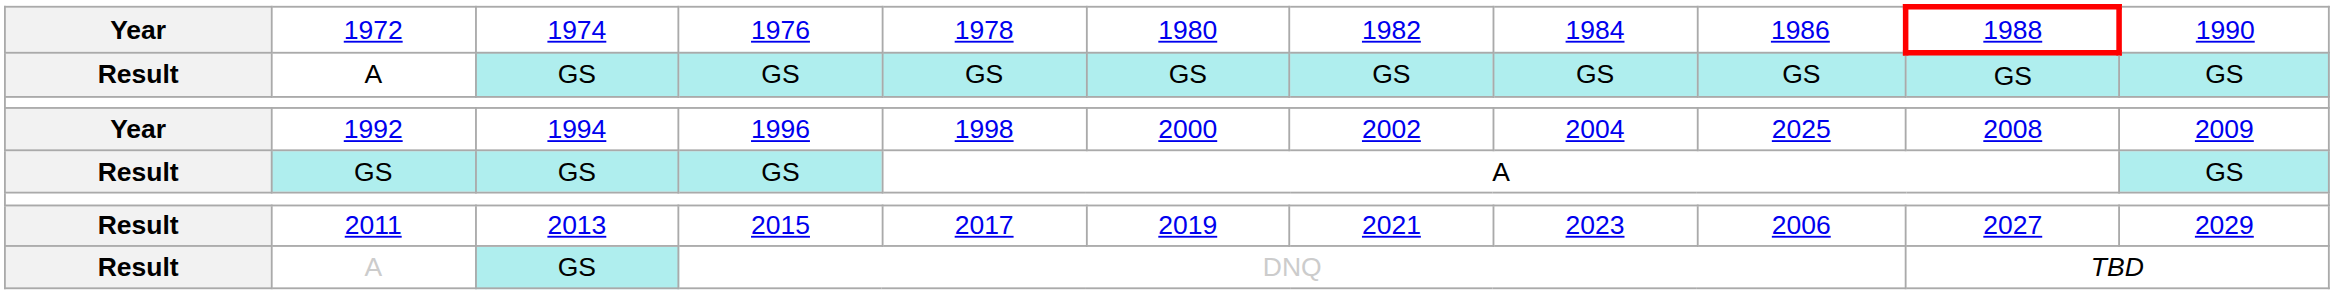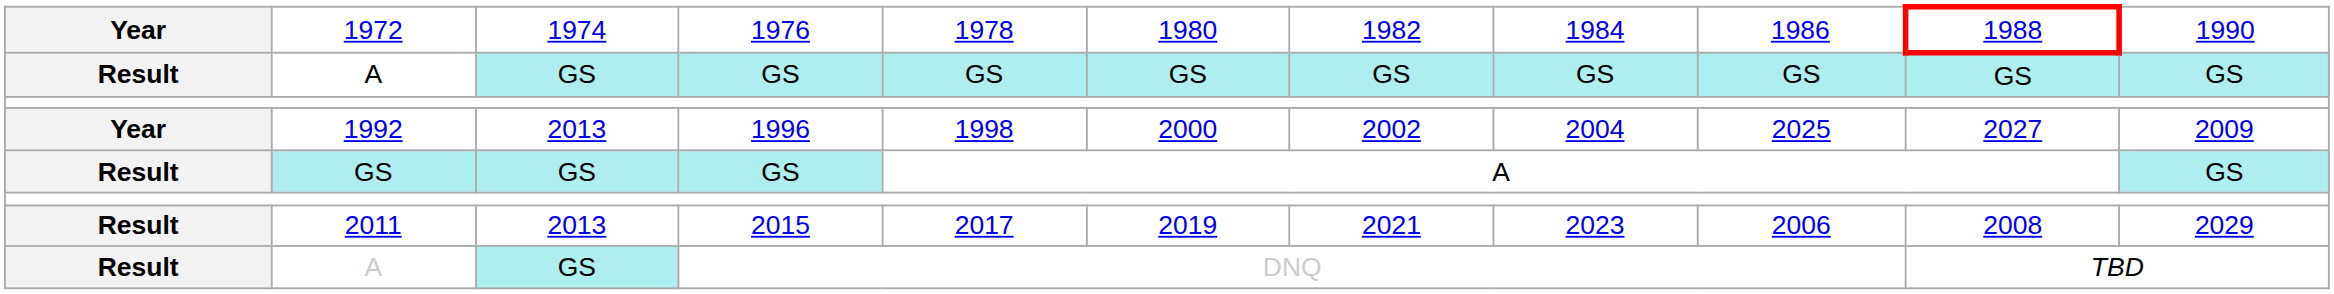(577, 130) 1994 -> (577, 130) 2013
(2013, 130) 2008 -> (2013, 130) 2027
(2013, 226) 2027 -> (2013, 226) 2008
